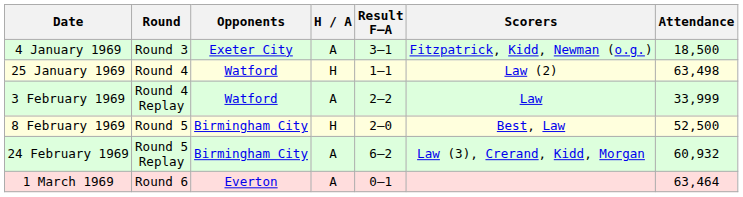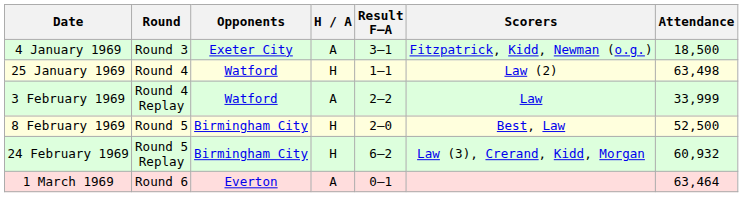(333, 154) A -> (333, 154) H
